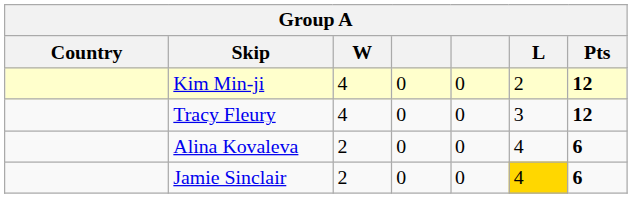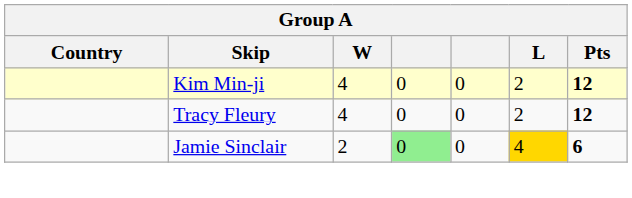(519, 114) 3 -> (519, 114) 2
- row: (236, 146)
(401, 177) no background -> (401, 146) lightgreen background
